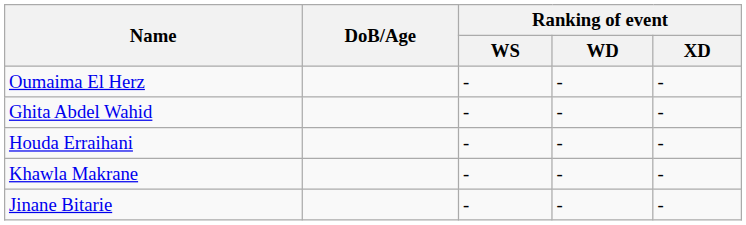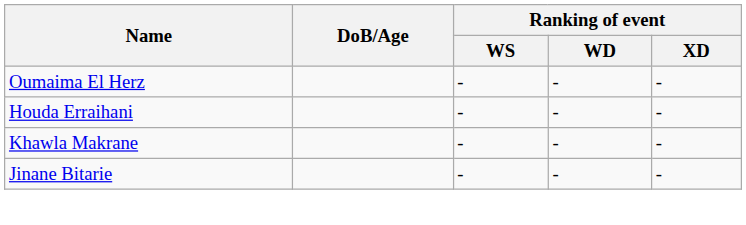- row: (81, 112)
